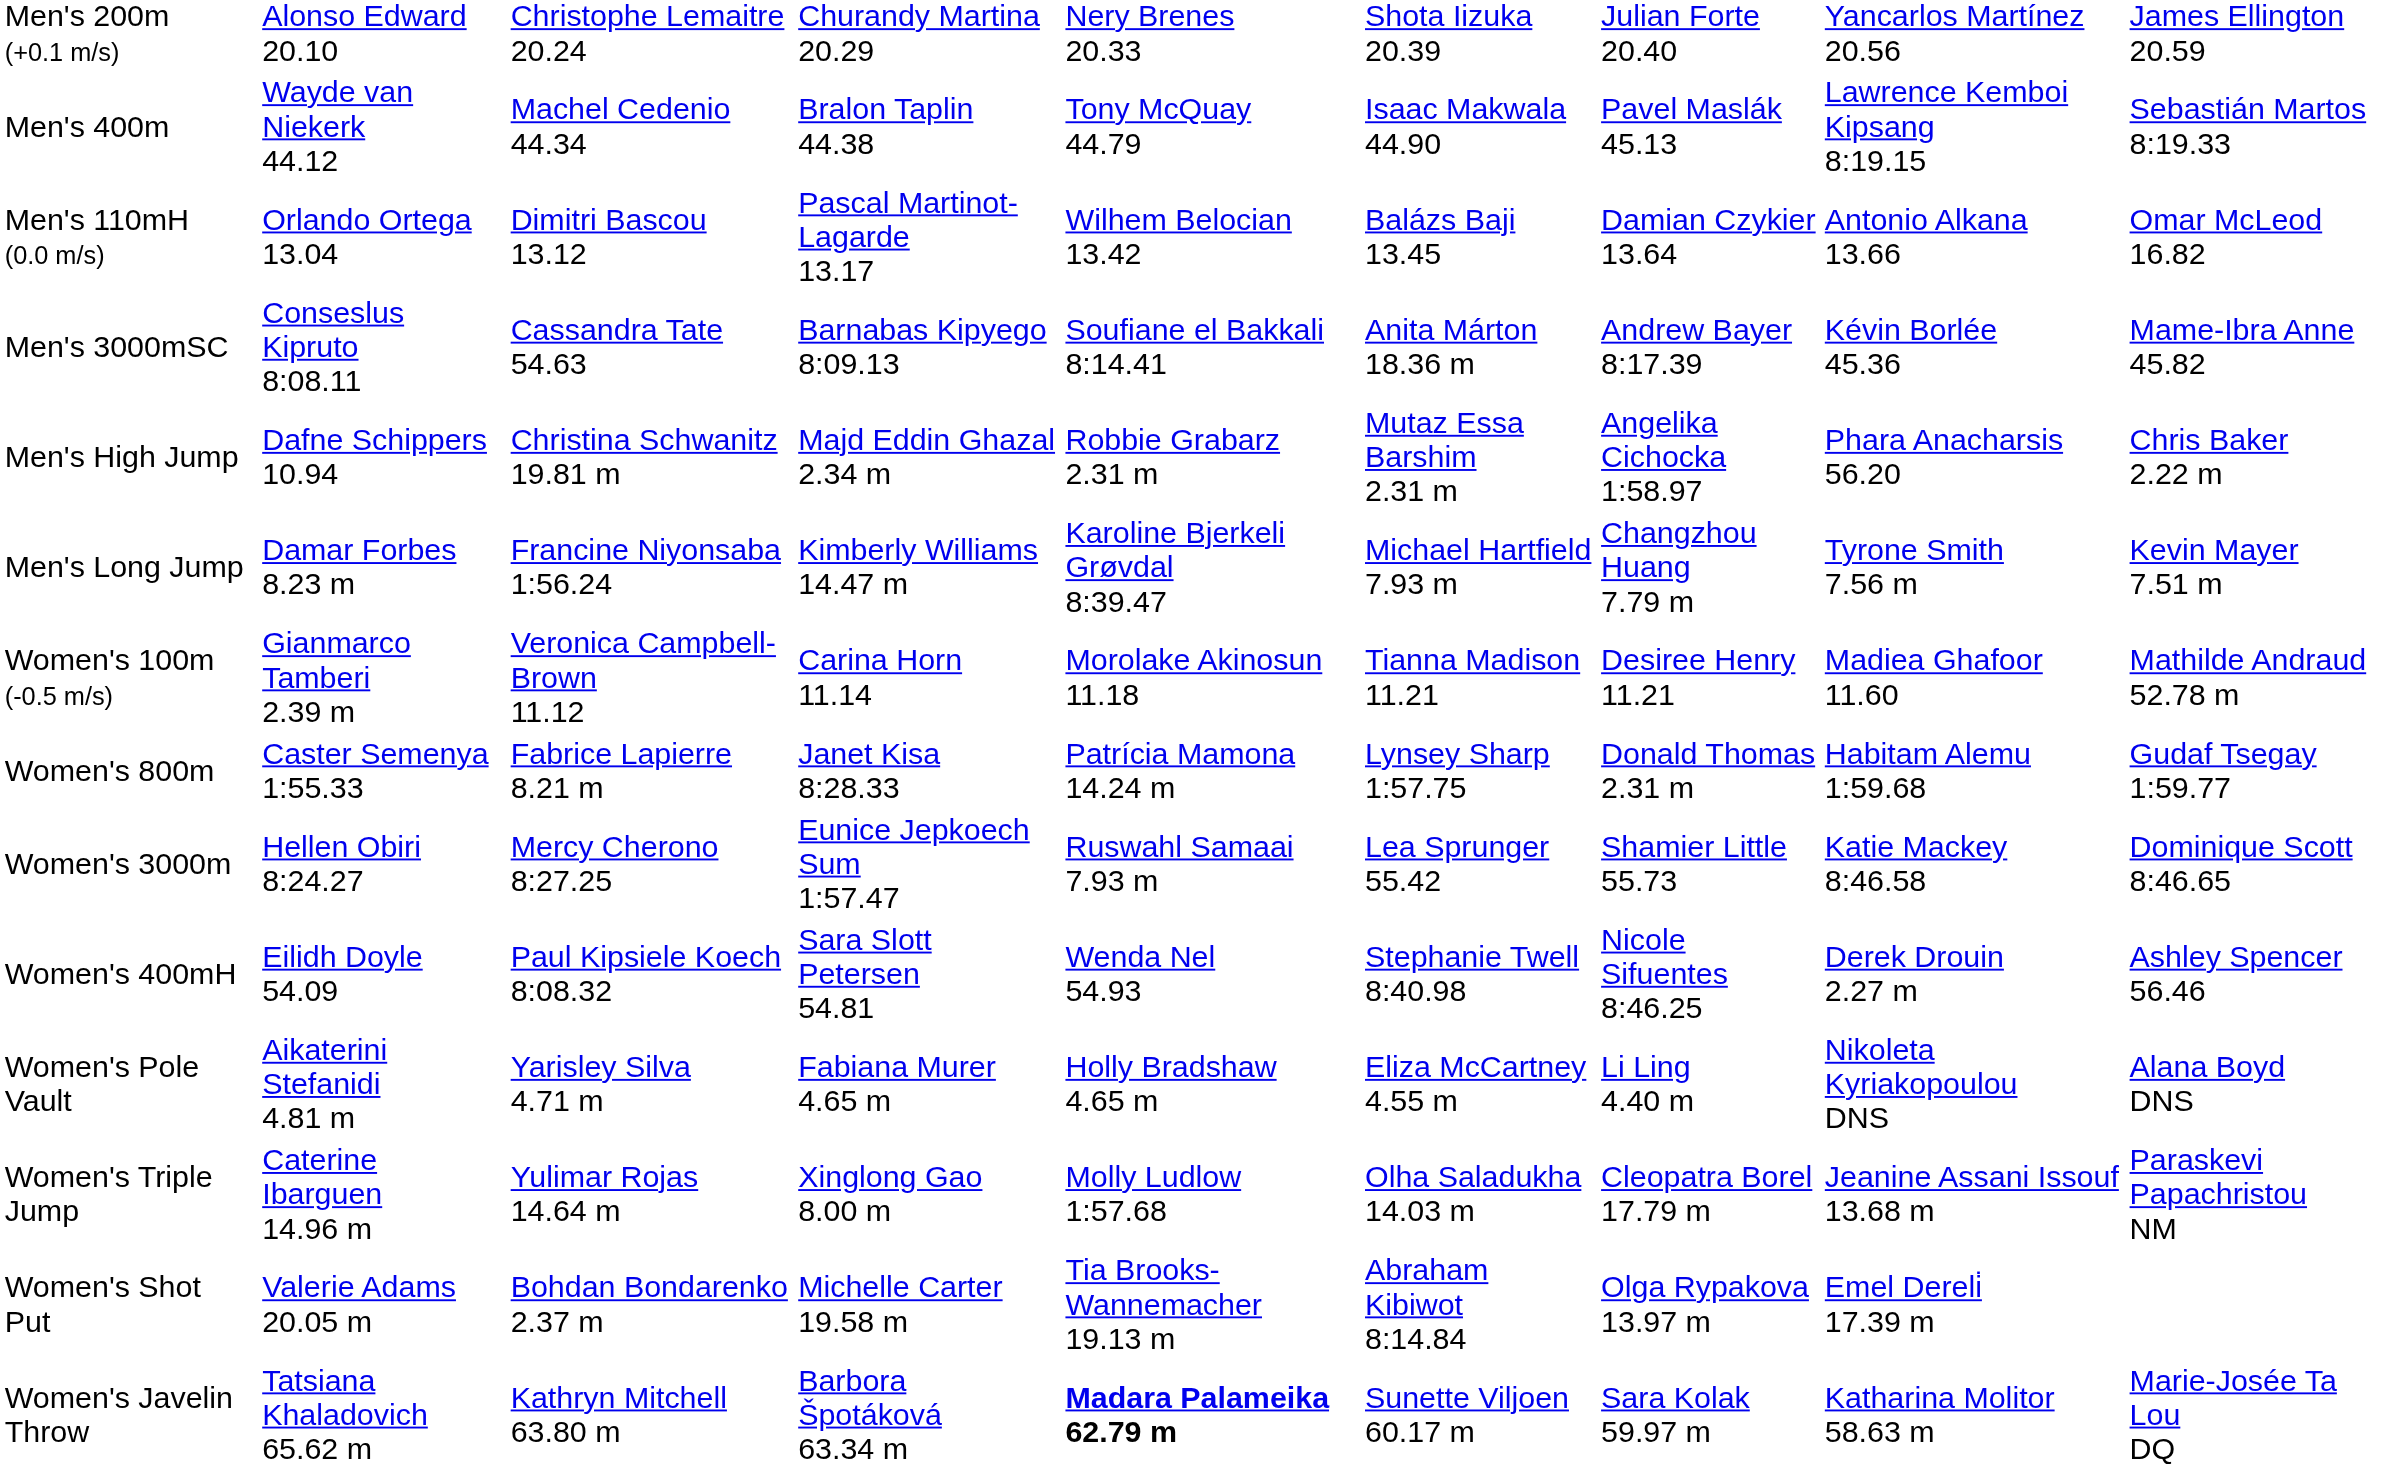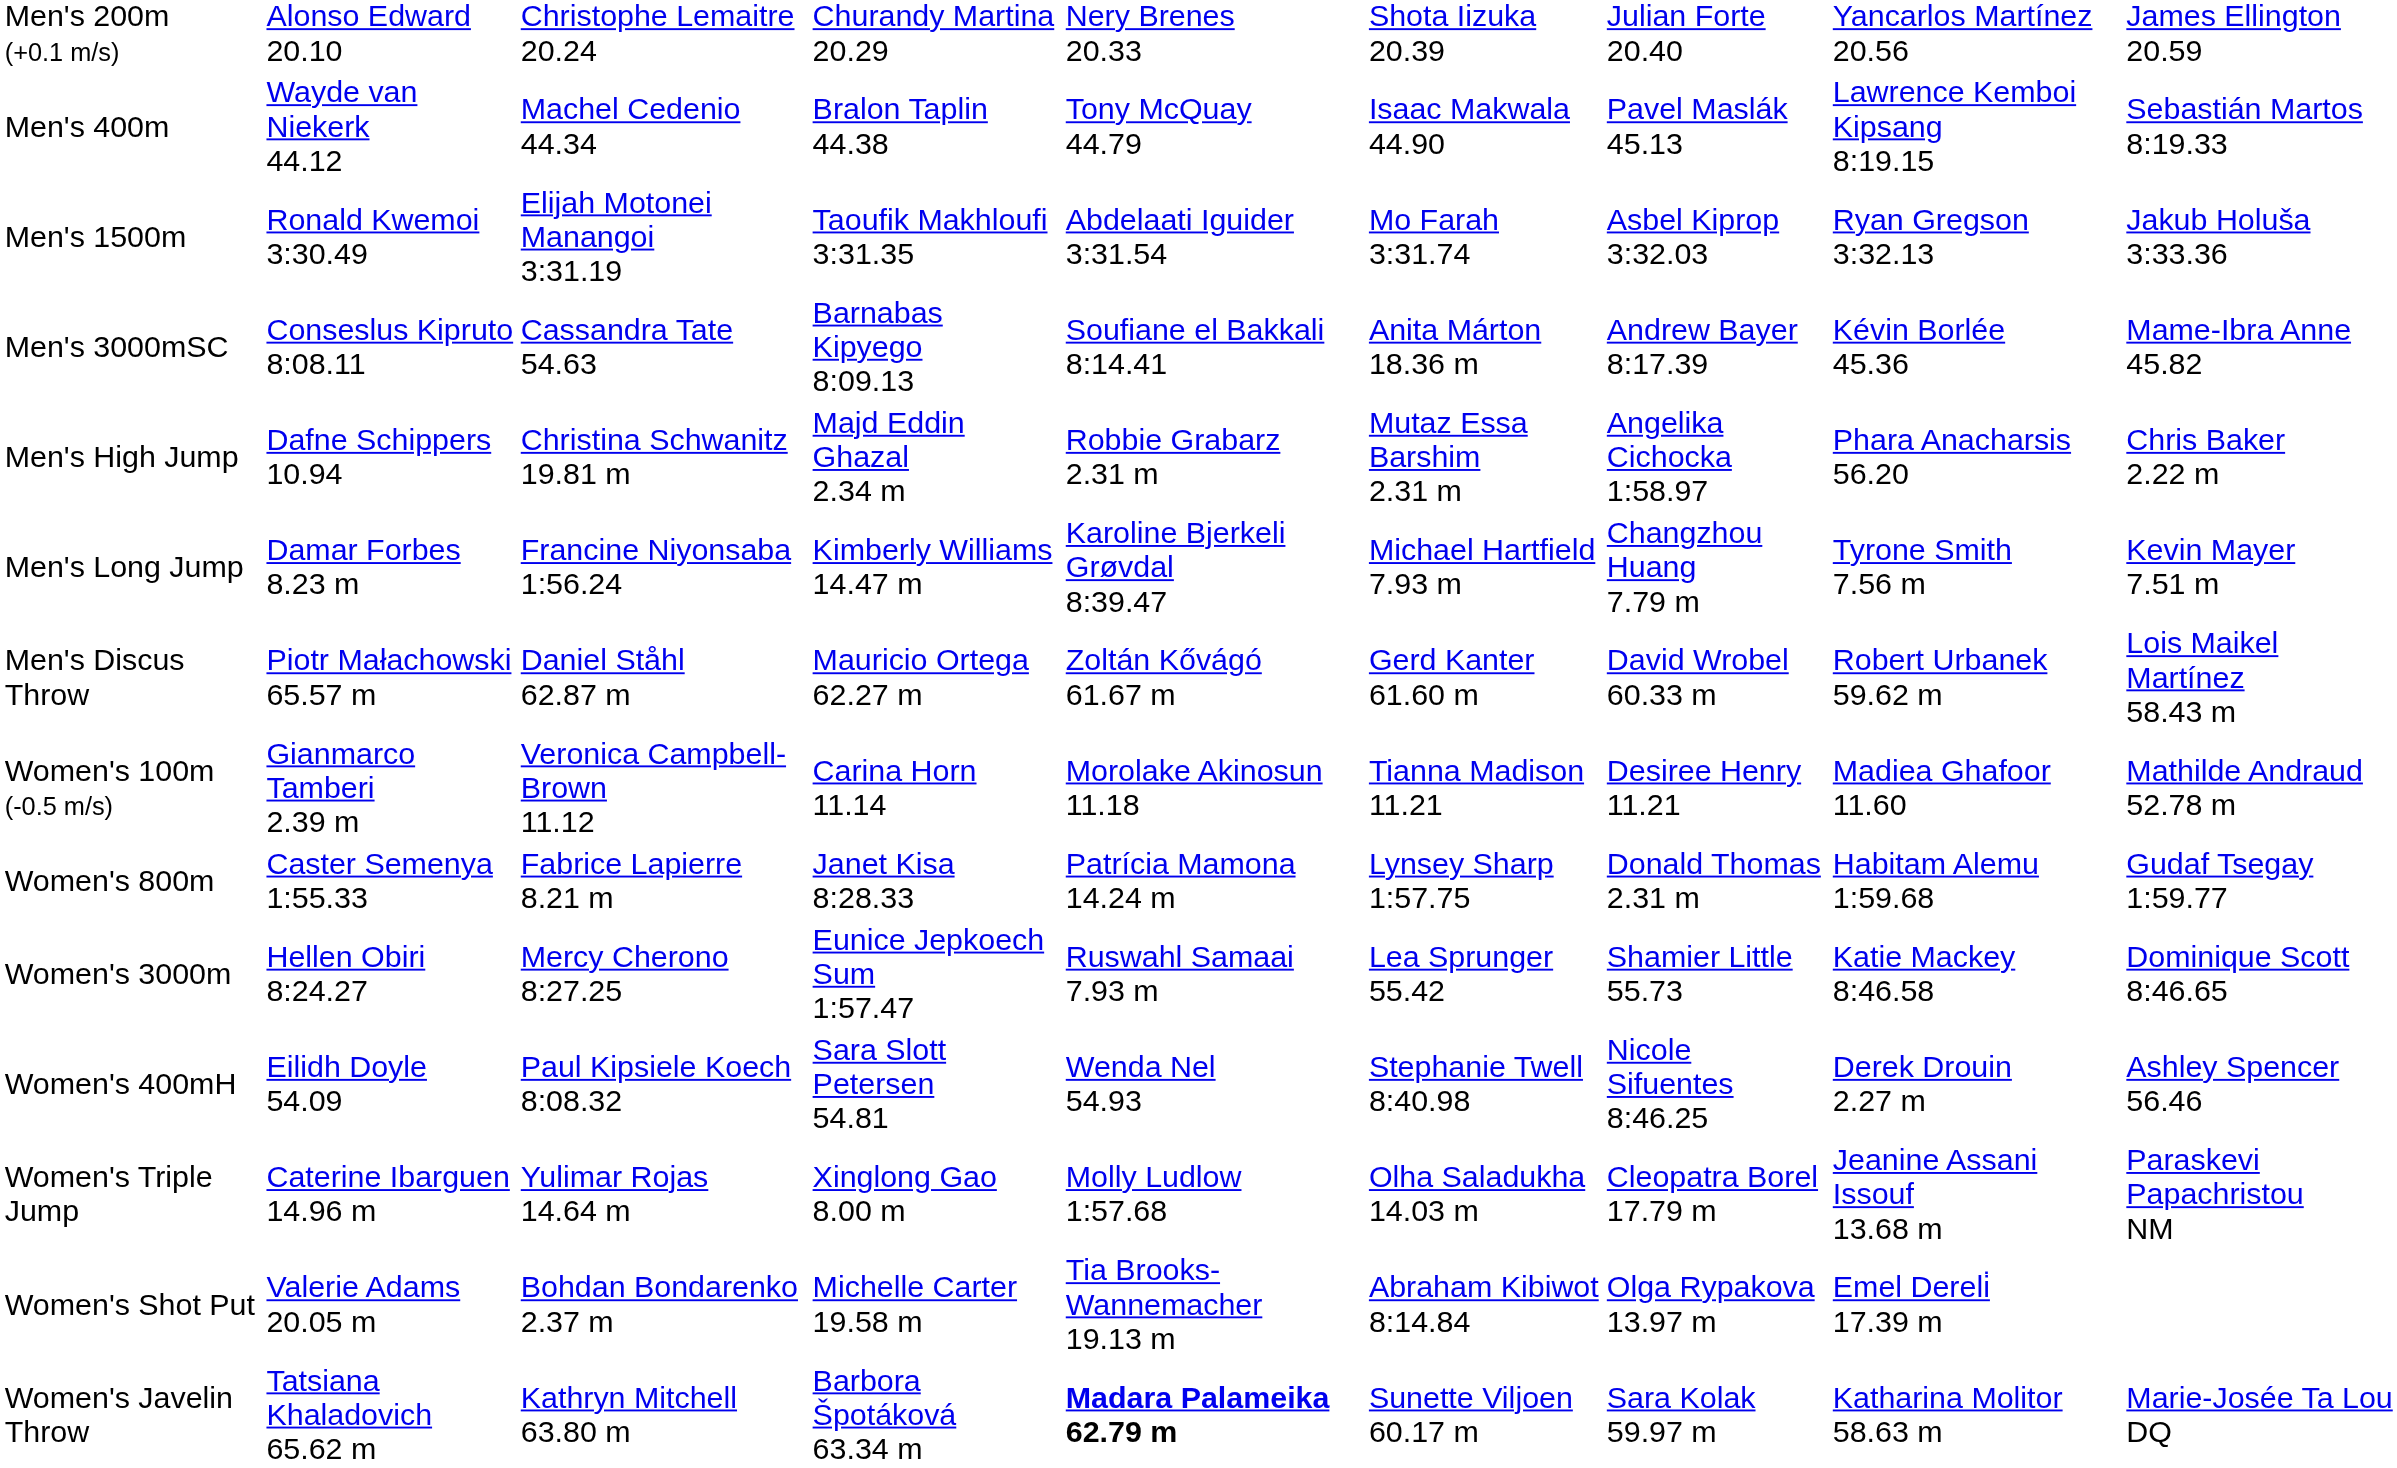+ row: (95, 236)
- row: (97, 236)
+ row: (95, 677)
- row: (102, 1084)
